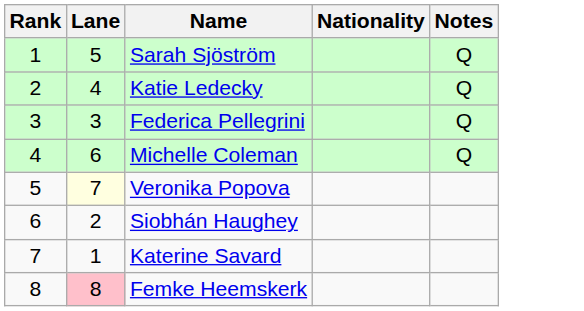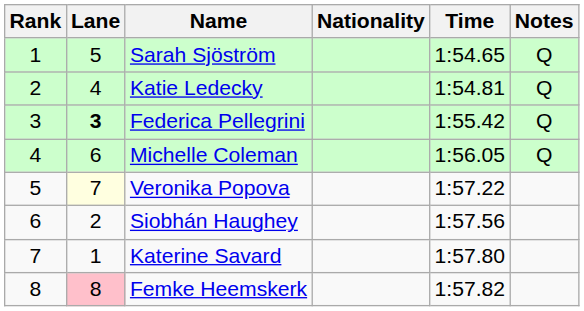+ column: (470, 21)
(96, 121) normal -> (96, 121) bold
